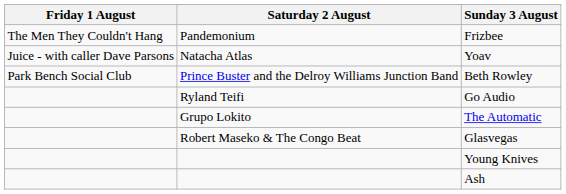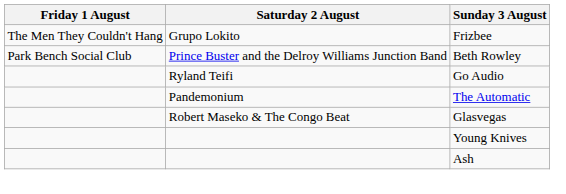(217, 35) Pandemonium -> (204, 35) Grupo Lokito
- row: (478, 55)
(215, 117) Grupo Lokito -> (206, 96) Pandemonium
